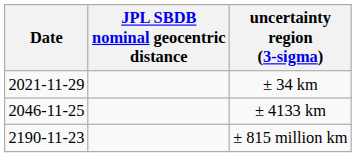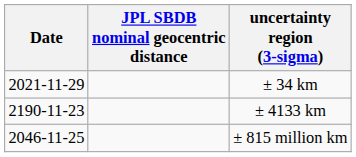(46, 111) 2046-11-25 -> (46, 111) 2190-11-23
(46, 138) 2190-11-23 -> (46, 138) 2046-11-25
